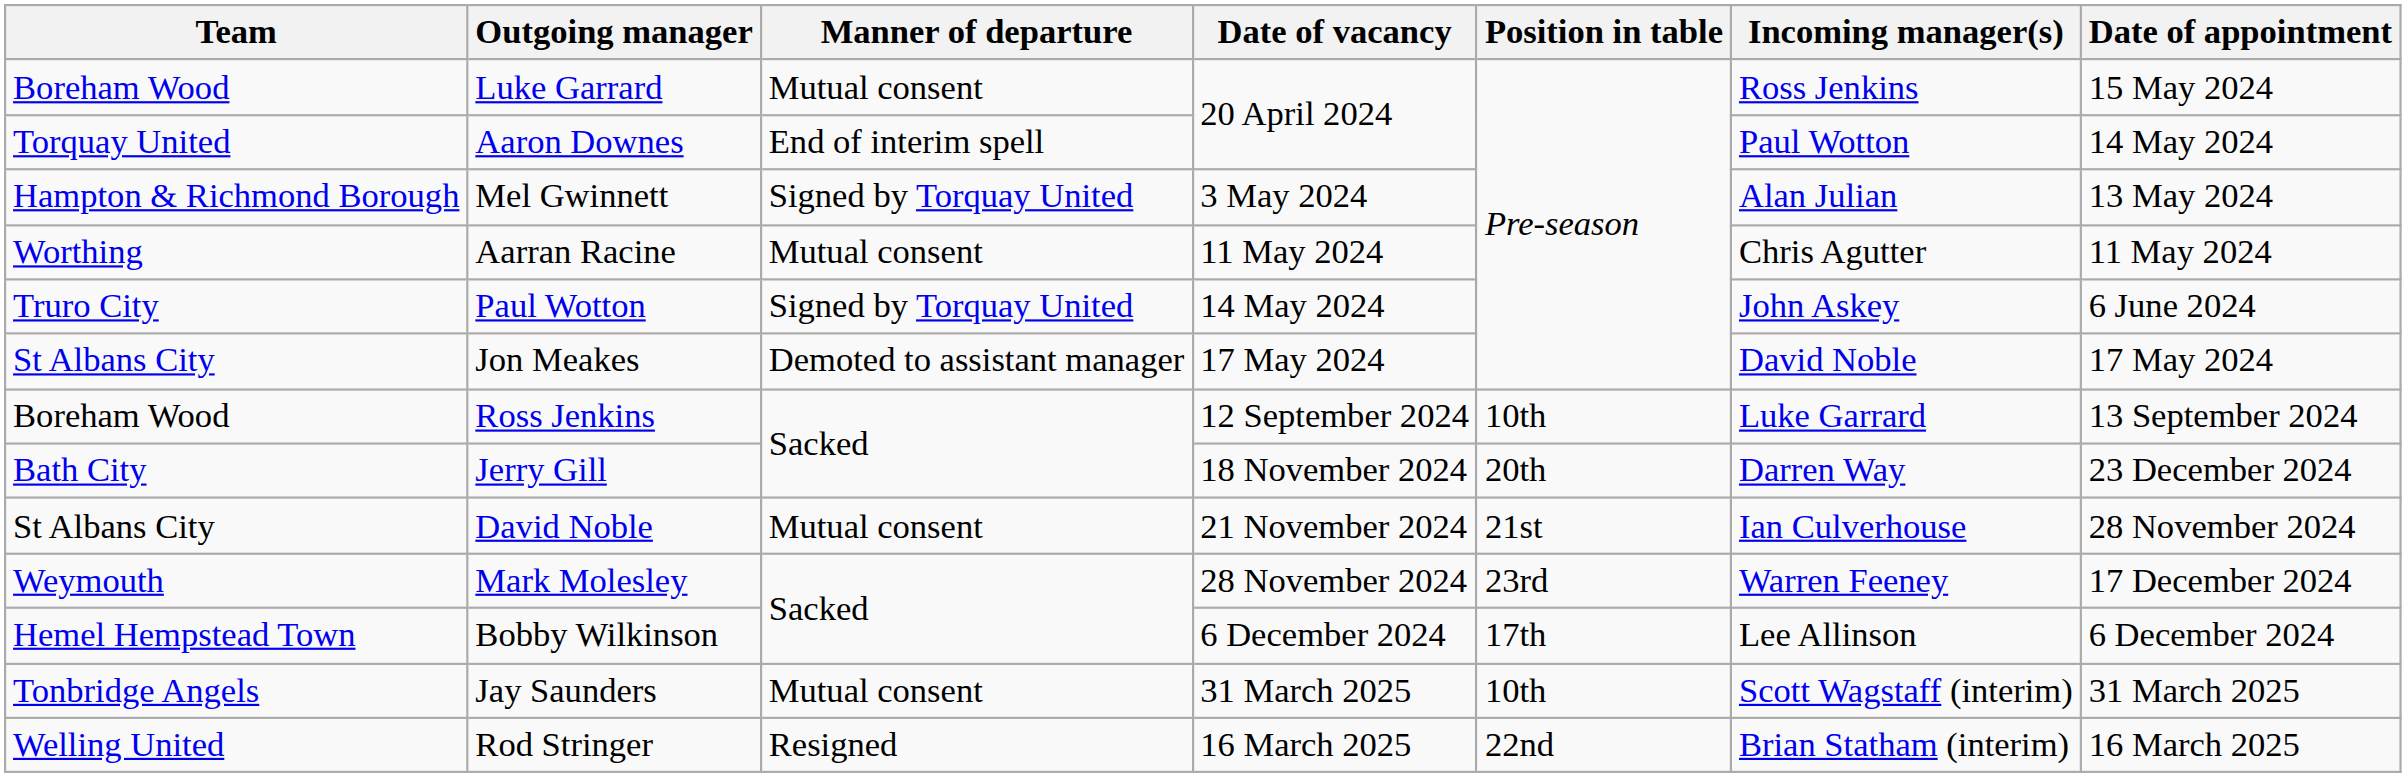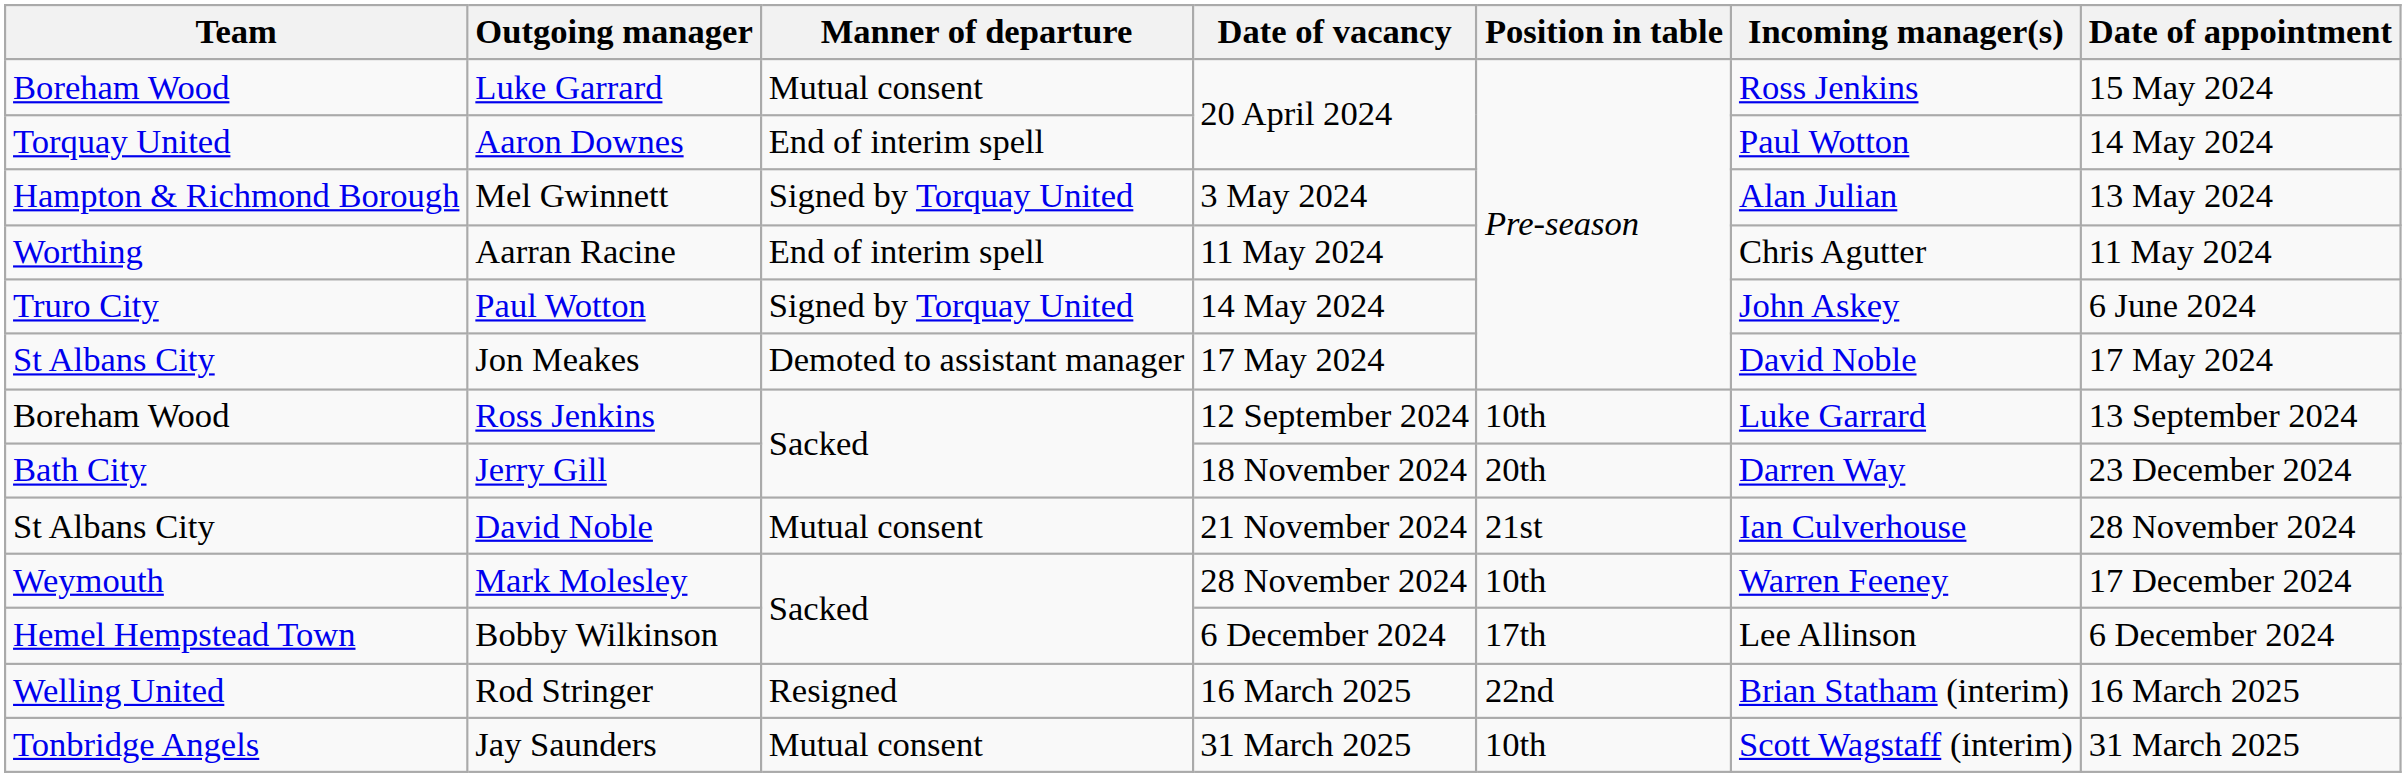(876, 251) Mutual consent -> (906, 251) End of interim spell
(1517, 580) 23rd -> (1516, 580) 10th
rows swapped: (564, 744) <-> (566, 689)
